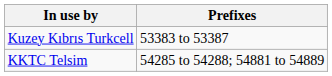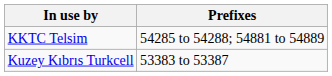rows swapped: (48, 60) <-> (71, 37)
